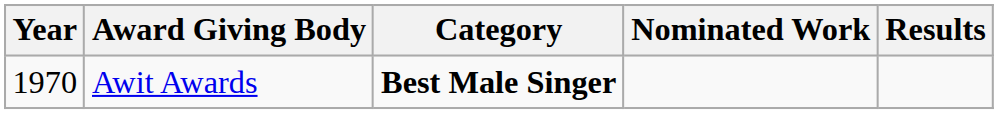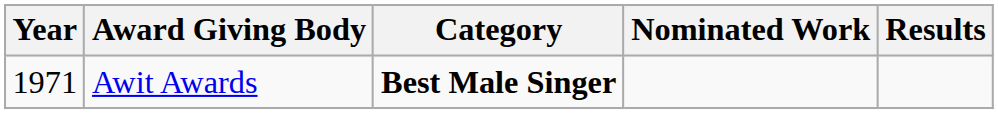(45, 81) 1970 -> (45, 81) 1971
